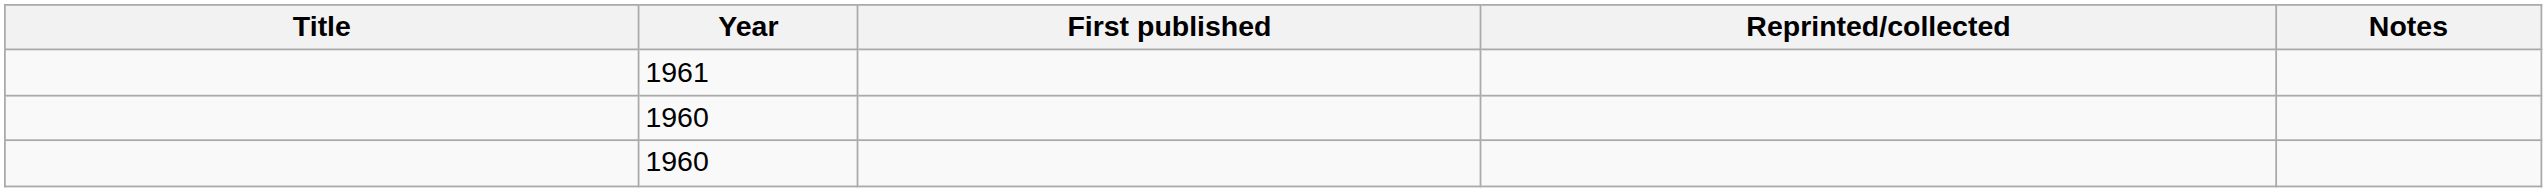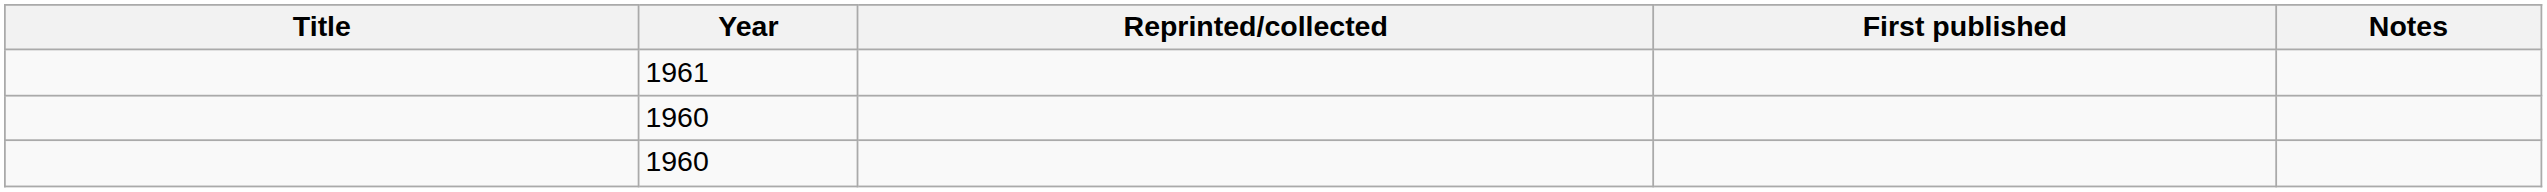columns swapped: (1169, 27) <-> (1878, 27)
